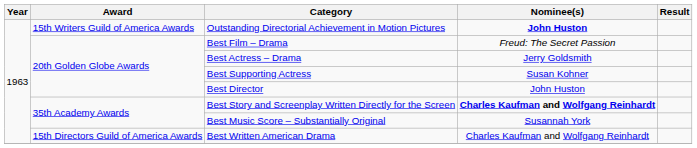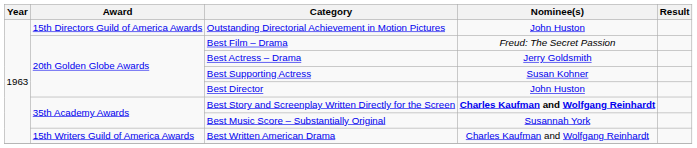(113, 27) 15th Writers Guild of America Awards -> (118, 27) 15th Directors Guild of America Awards
(557, 27) bold -> (557, 27) normal
(118, 136) 15th Directors Guild of America Awards -> (113, 136) 15th Writers Guild of America Awards
